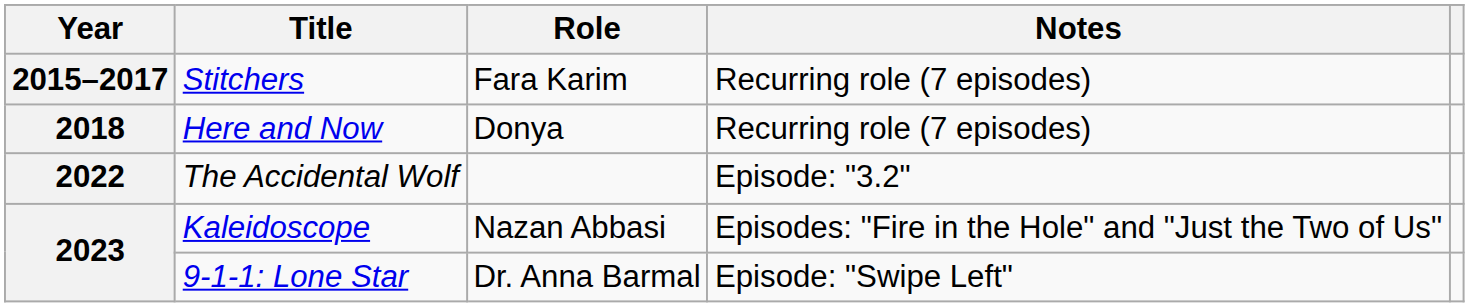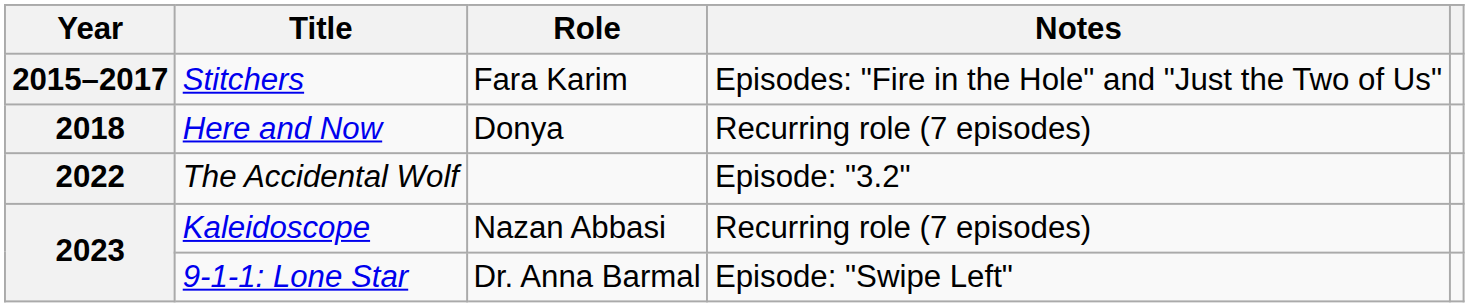(903, 78) Recurring role (7 episodes) -> (1078, 78) Episodes: "Fire in the Hole" and "Just the Two of Us"
(1078, 227) Episodes: "Fire in the Hole" and "Just the Two of Us" -> (903, 227) Recurring role (7 episodes)
